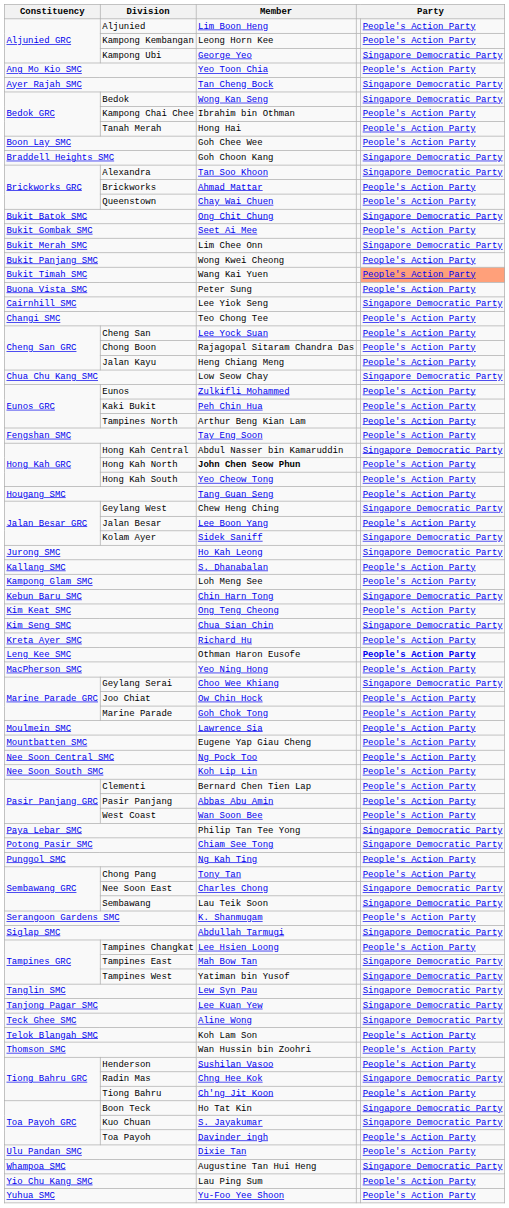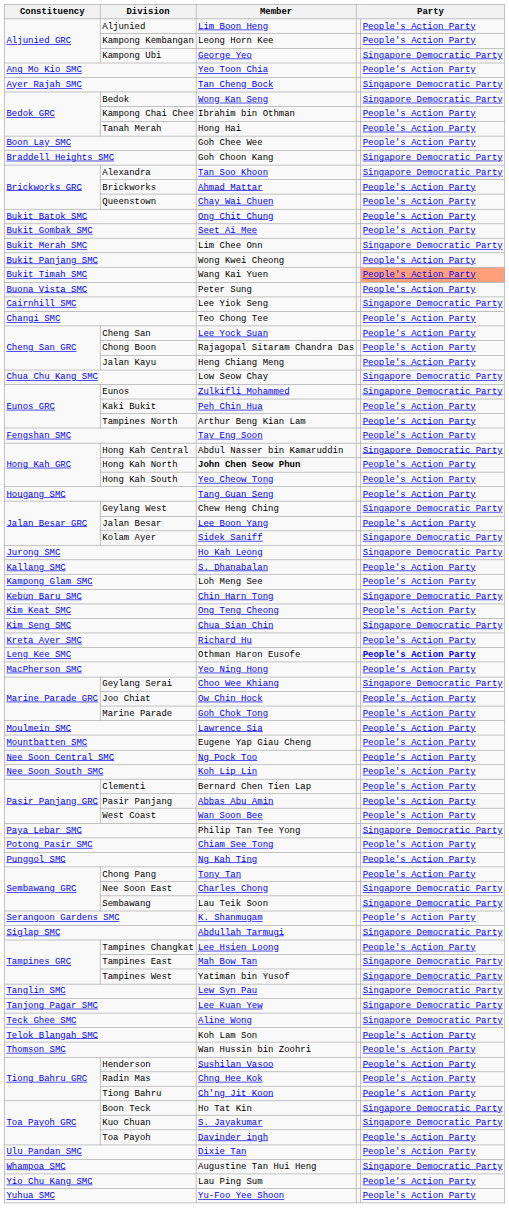(433, 216) Singapore Democratic Party -> (419, 216) People's Action Party
(419, 392) People's Action Party -> (433, 392) Singapore Democratic Party
(433, 845) Singapore Democratic Party -> (419, 845) People's Action Party
(433, 1079) Singapore Democratic Party -> (419, 1079) People's Action Party
